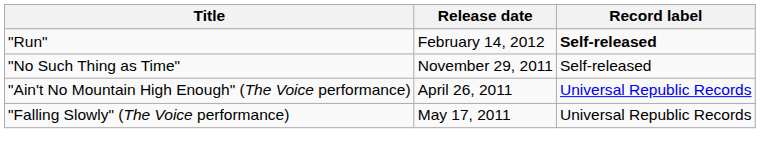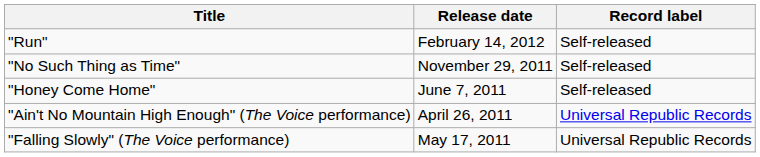(608, 41) bold -> (606, 41) normal
+ row: (82, 90)
